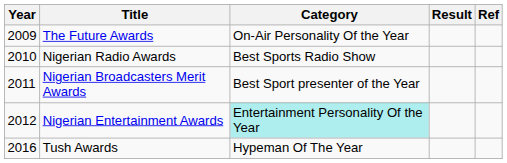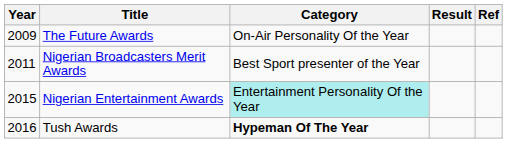- row: (109, 56)
(22, 120) 2012 -> (22, 99) 2015
(298, 148) normal -> (301, 127) bold
